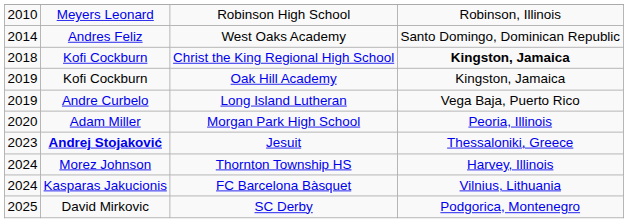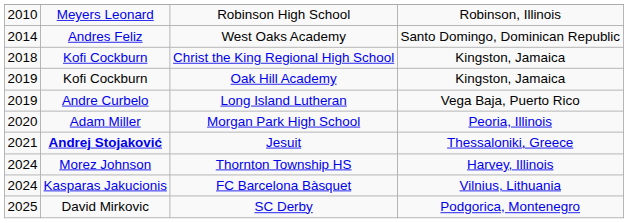(510, 57) bold -> (510, 57) normal
(22, 143) 2023 -> (22, 143) 2021
